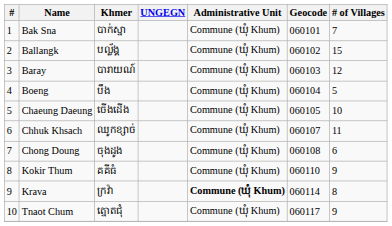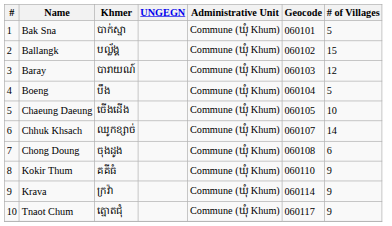(334, 30) 7 -> (329, 30) 5
(337, 131) 11 -> (332, 131) 14
(237, 190) bold -> (235, 190) normal
(334, 191) 8 -> (329, 191) 9
